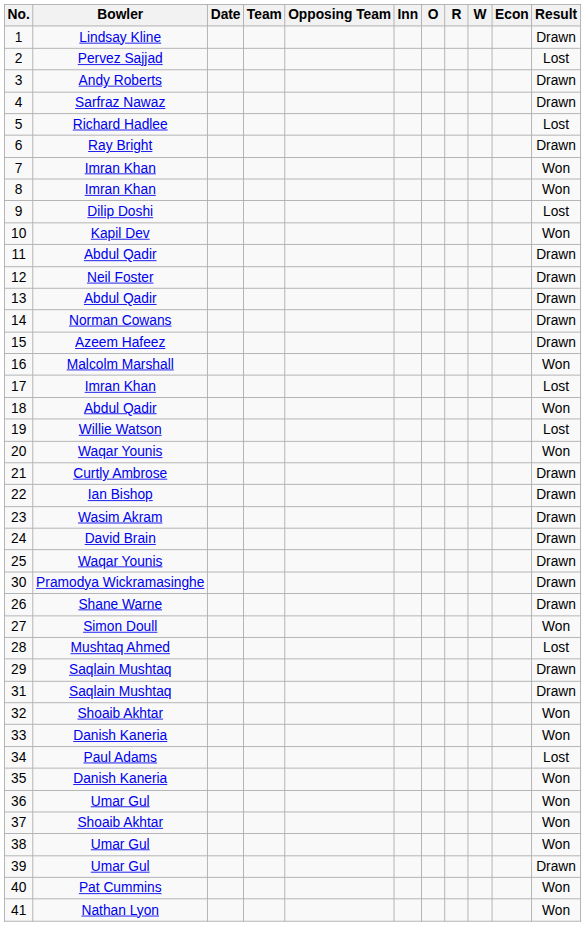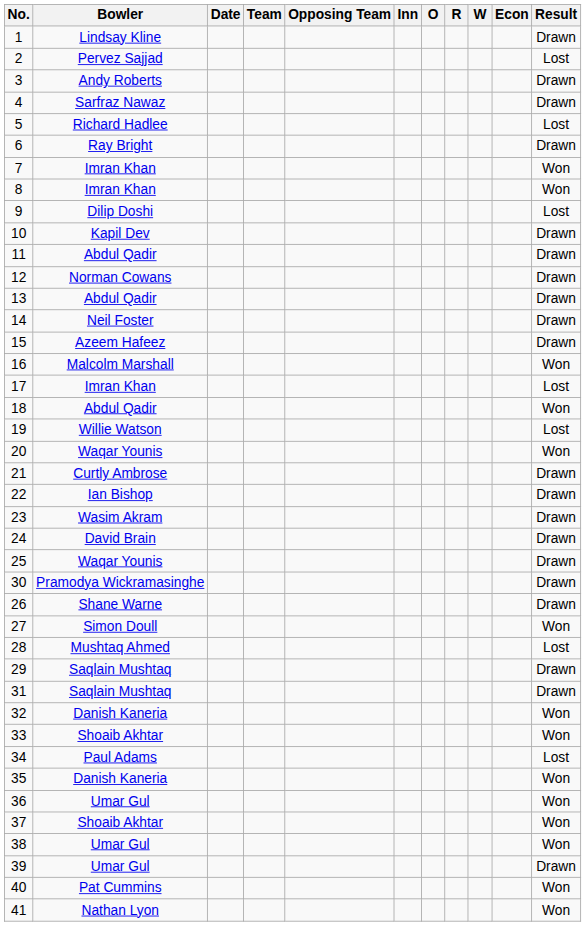(556, 233) Won -> (556, 233) Drawn
(120, 277) Neil Foster -> (120, 277) Norman Cowans
(120, 320) Norman Cowans -> (120, 320) Neil Foster
(120, 713) Shoaib Akhtar -> (120, 713) Danish Kaneria
(120, 735) Danish Kaneria -> (120, 735) Shoaib Akhtar
